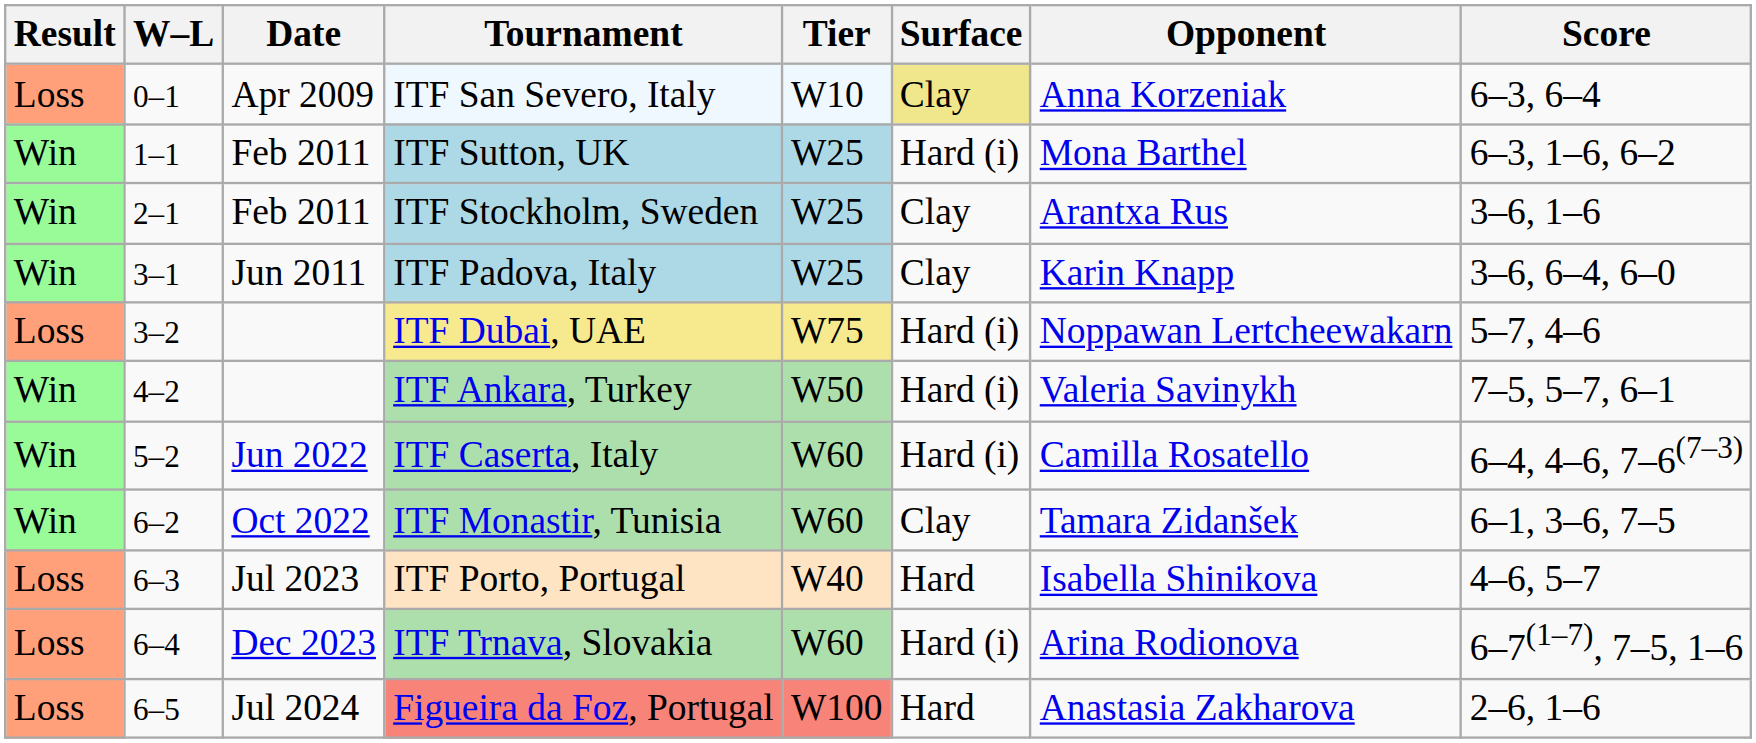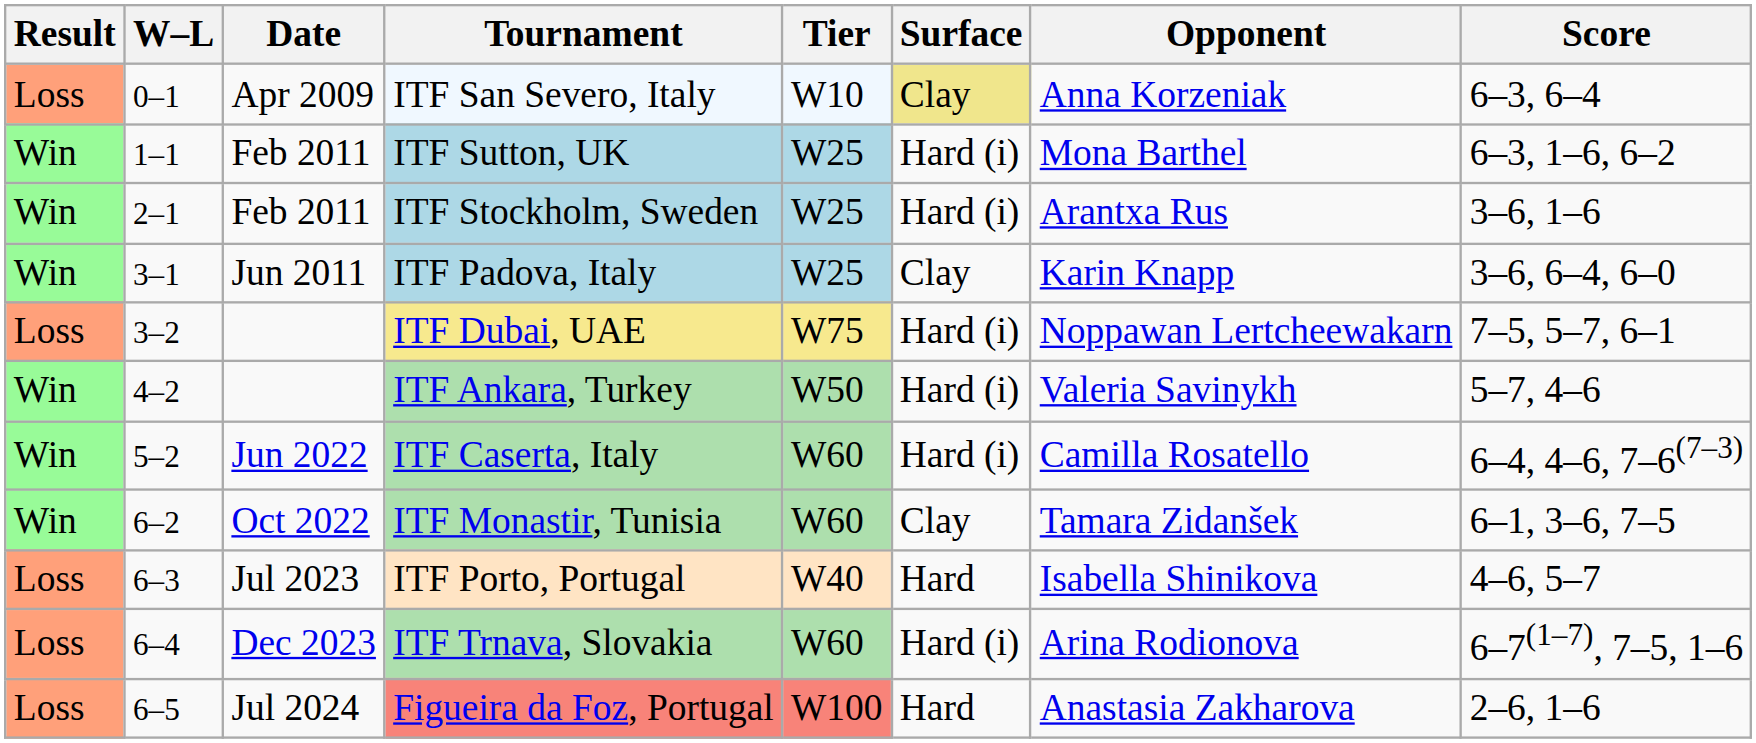(935, 212) Clay -> (960, 212) Hard (i)
(1535, 331) 5–7, 4–6 -> (1573, 331) 7–5, 5–7, 6–1
(1573, 390) 7–5, 5–7, 6–1 -> (1535, 390) 5–7, 4–6
